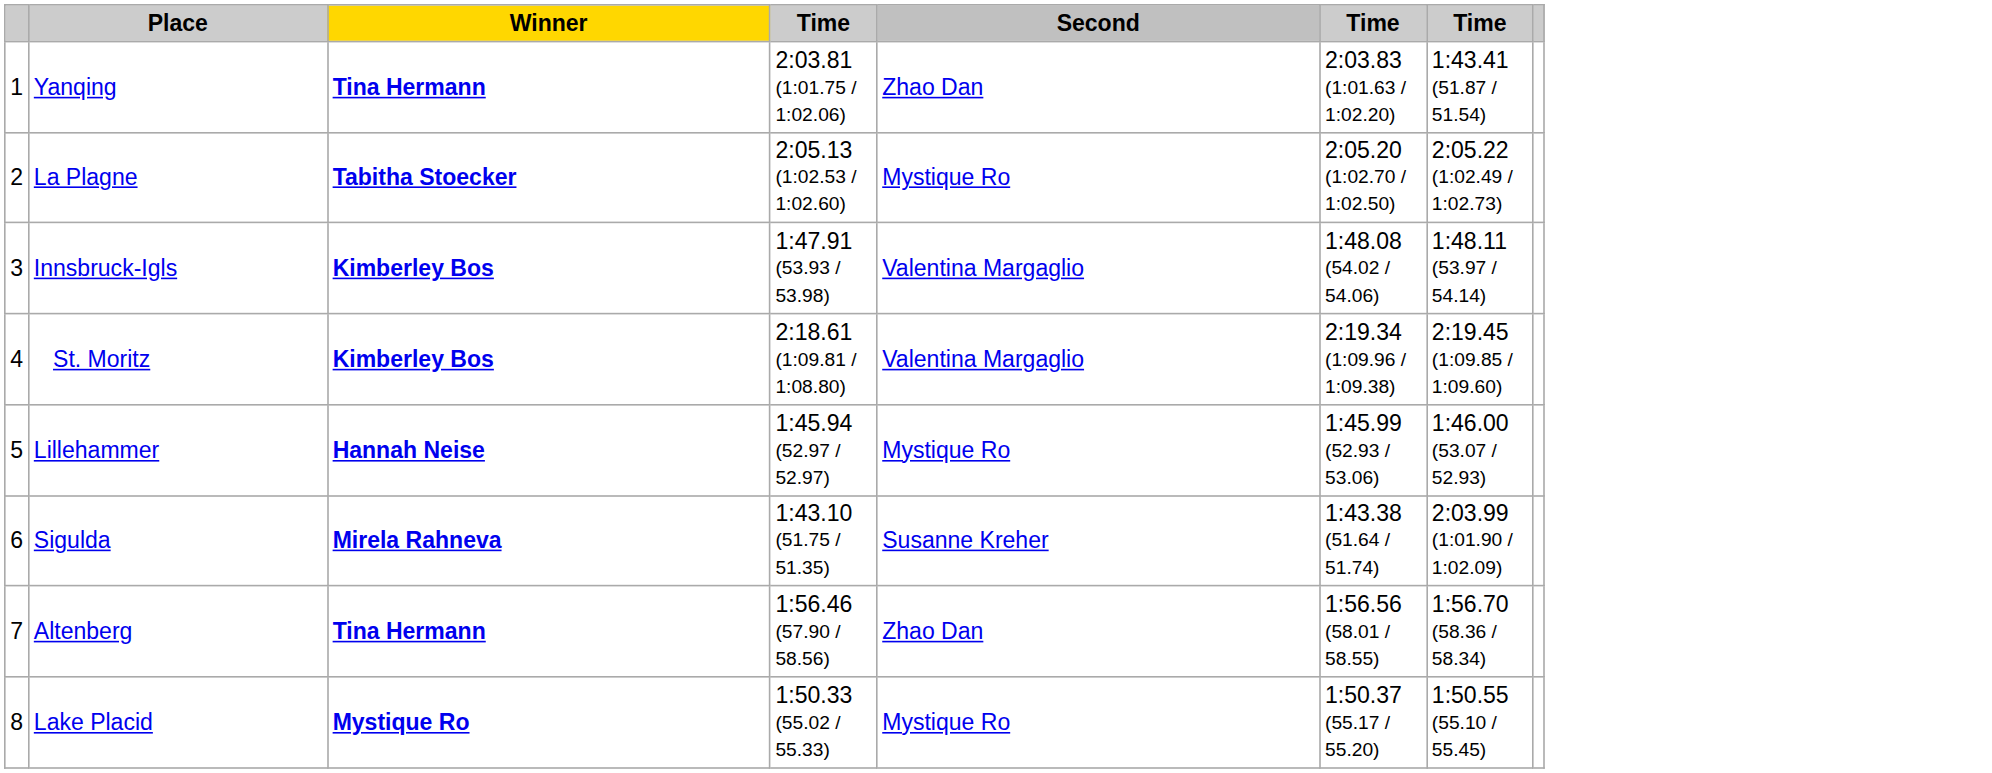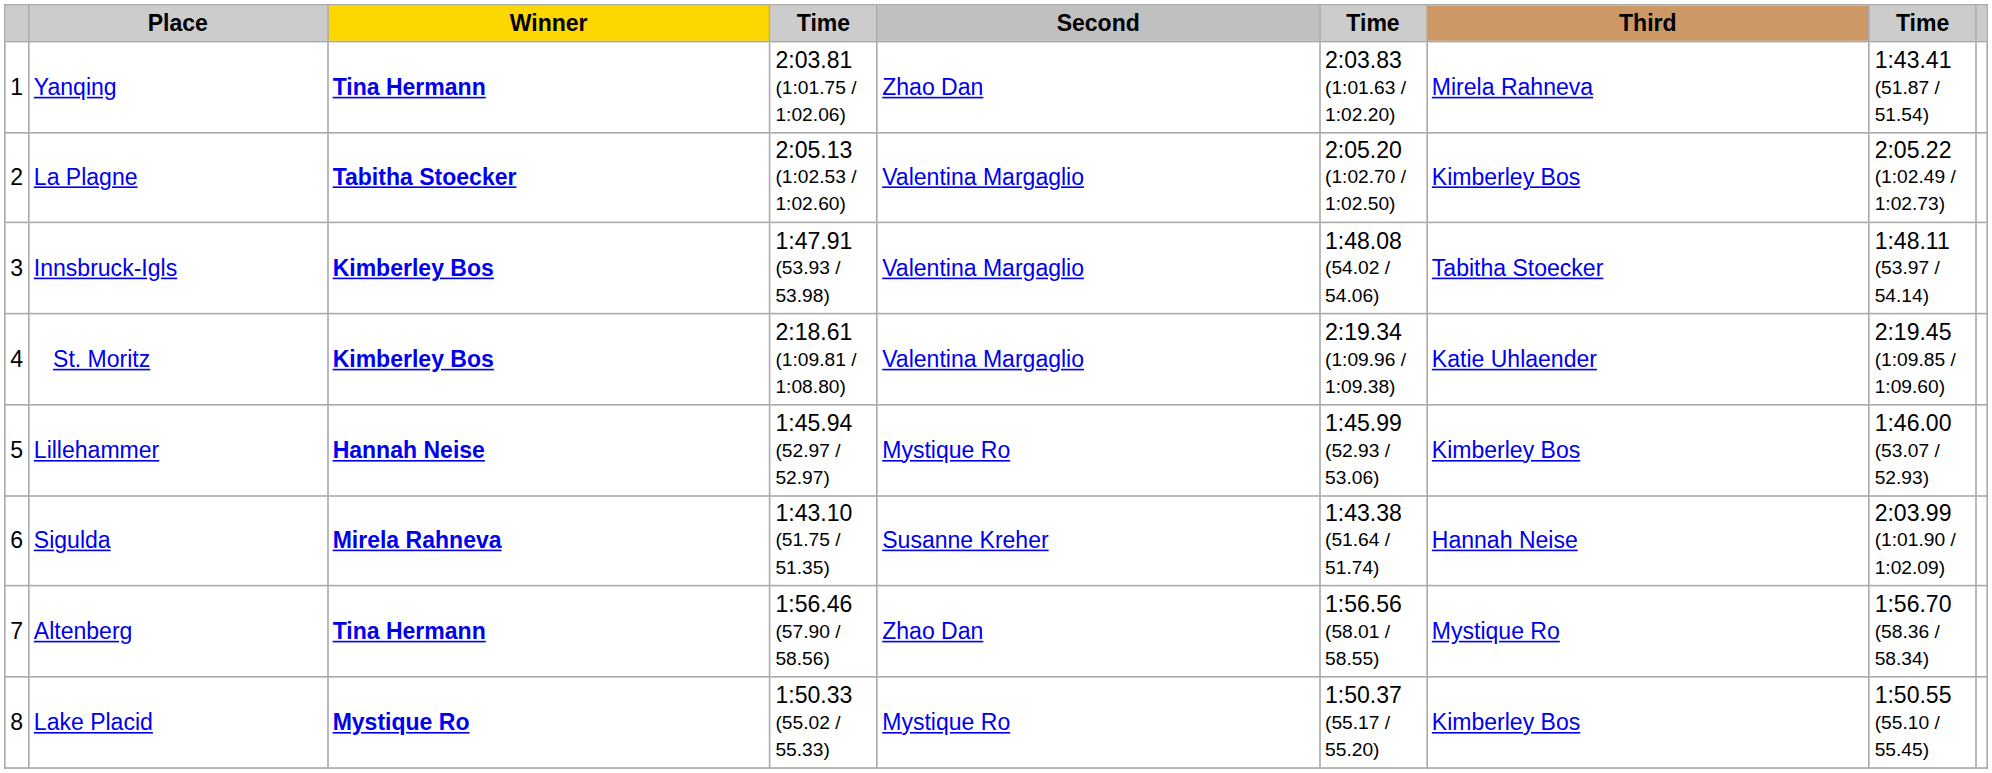+ column: (1648, 23)
(946, 178) Mystique Ro -> (983, 178) Valentina Margaglio
